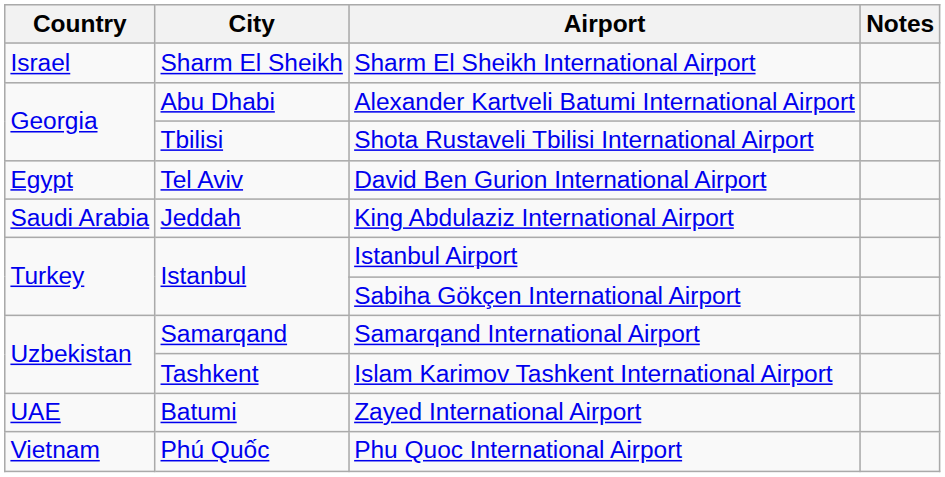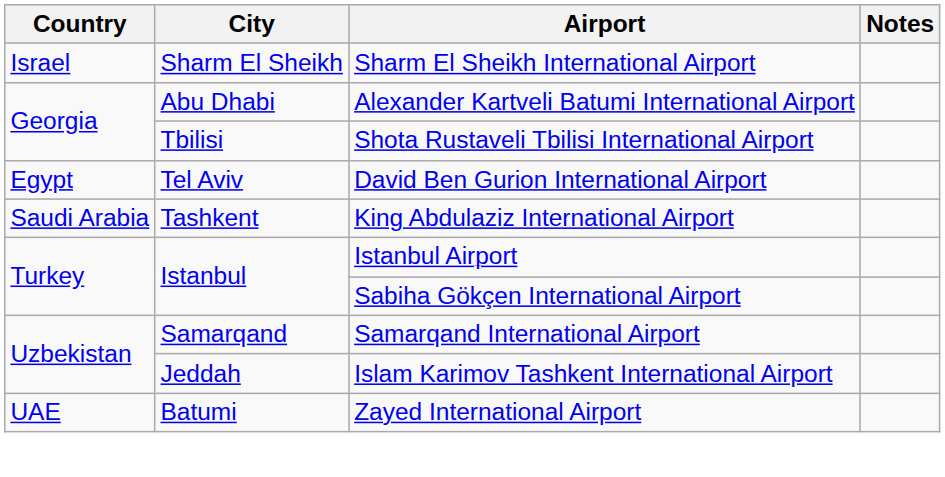(201, 218) Jeddah -> (210, 218) Tashkent
(210, 373) Tashkent -> (201, 373) Jeddah
- row: (518, 450)
